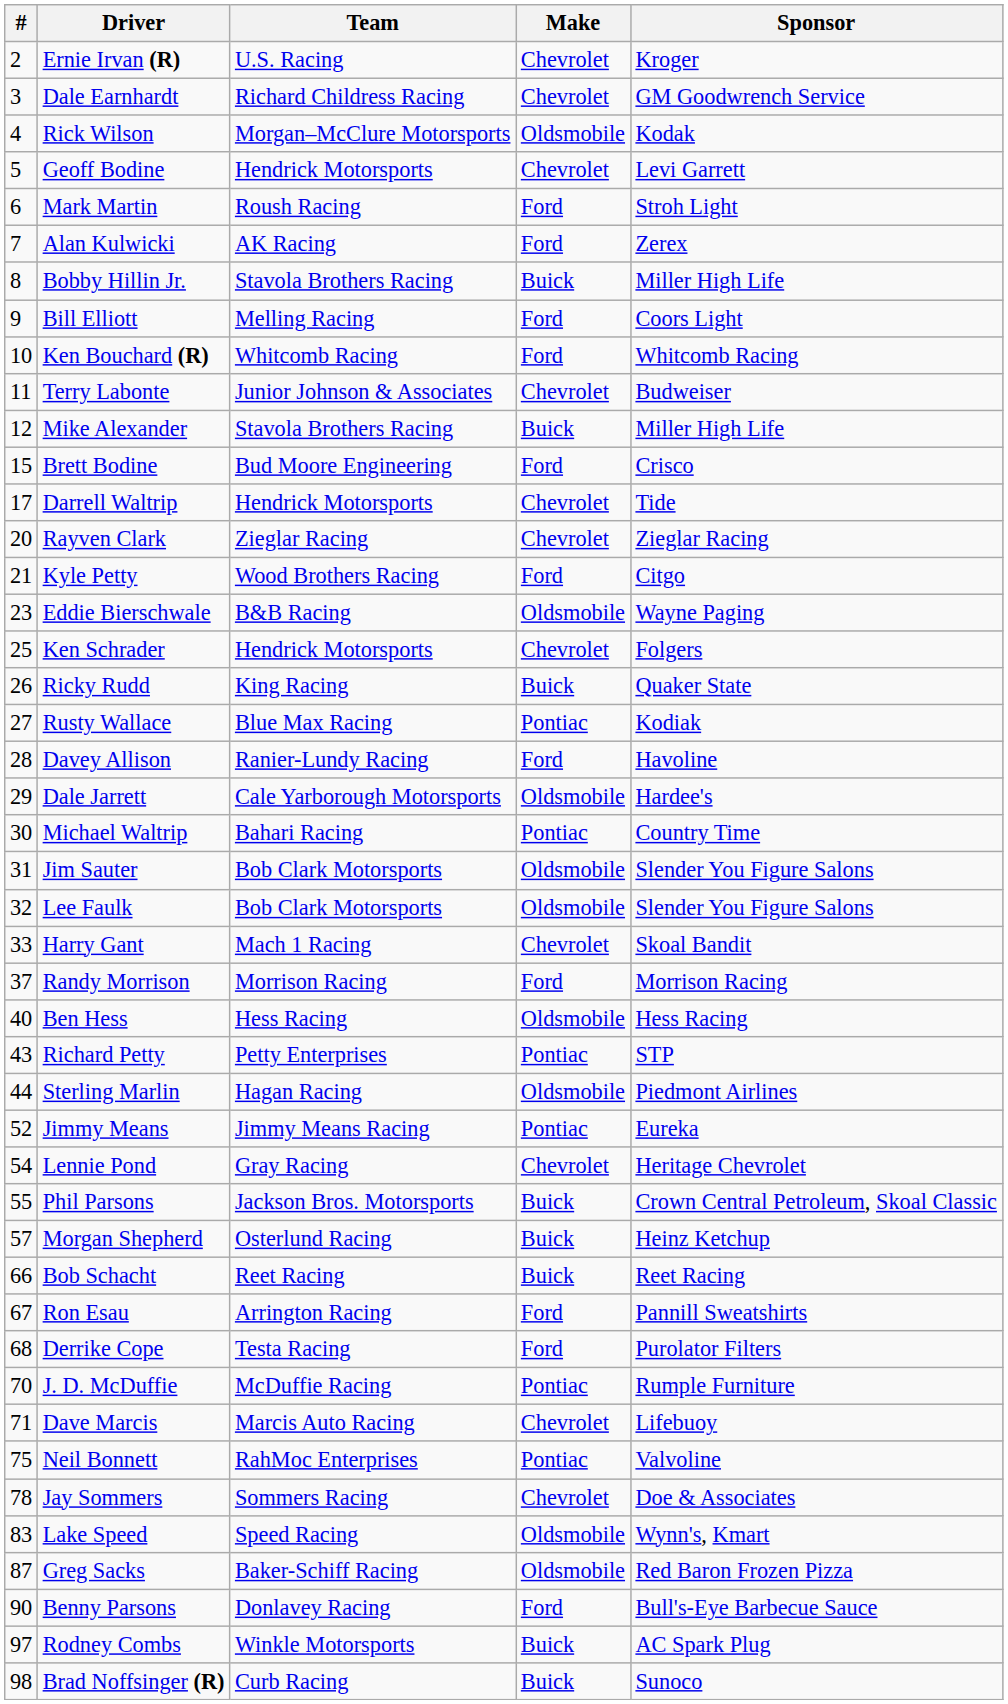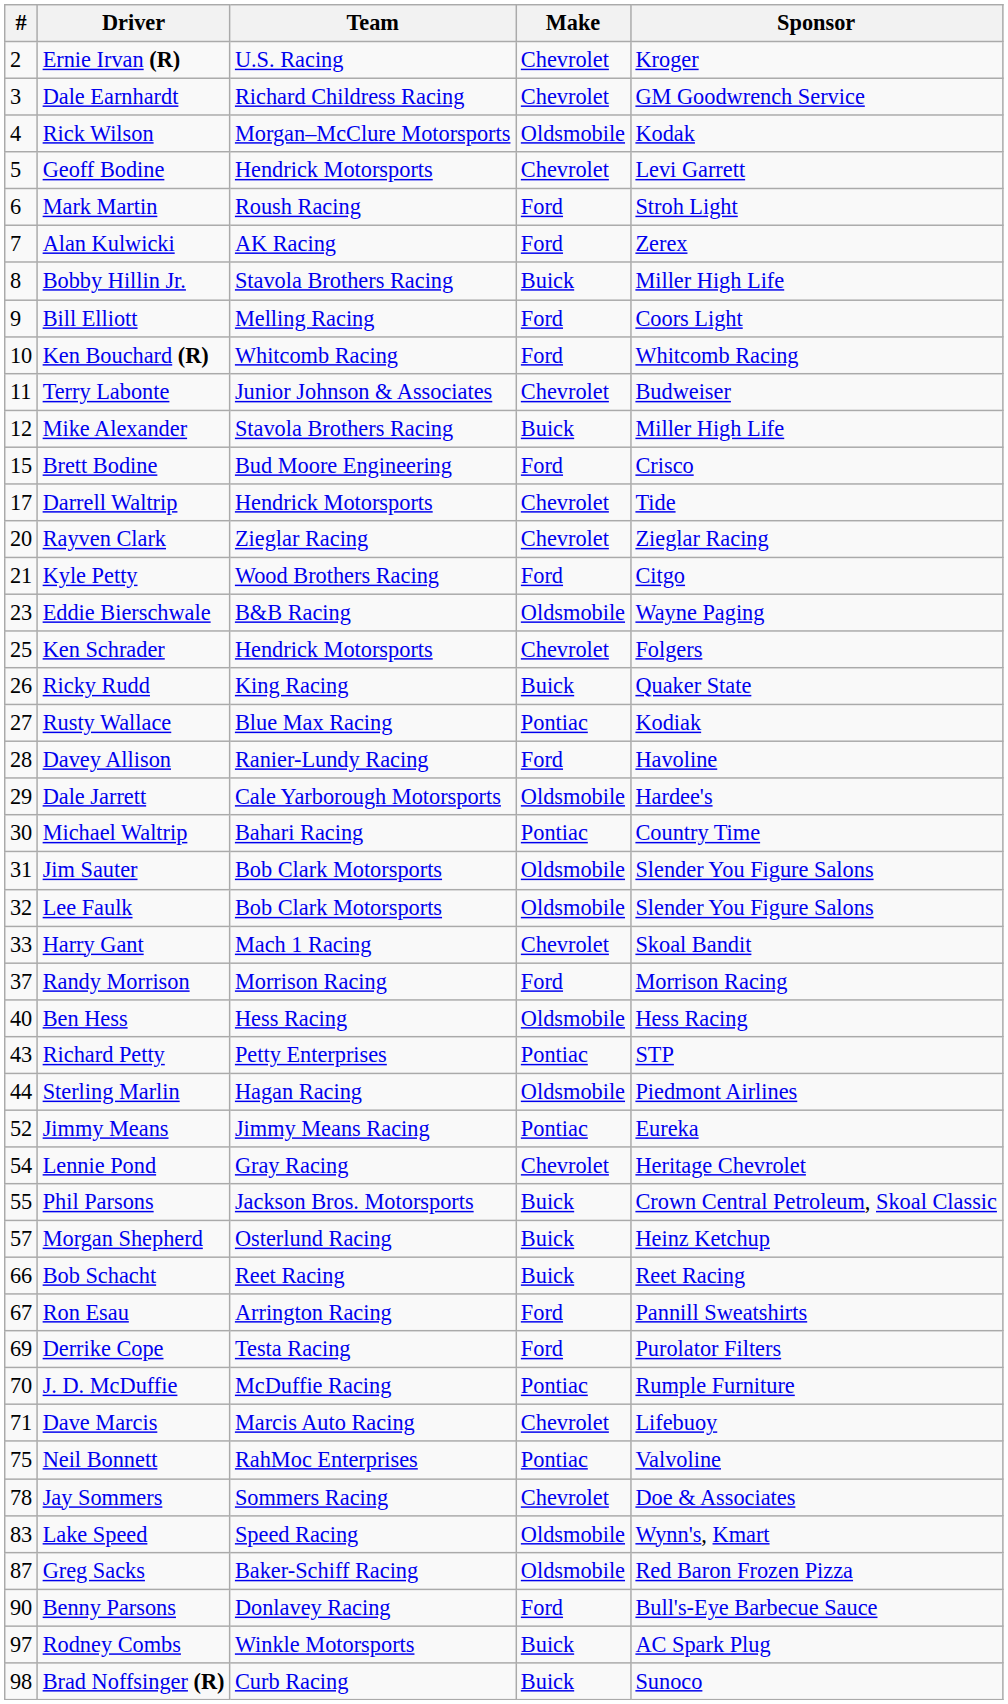(21, 1349) 68 -> (21, 1349) 69
